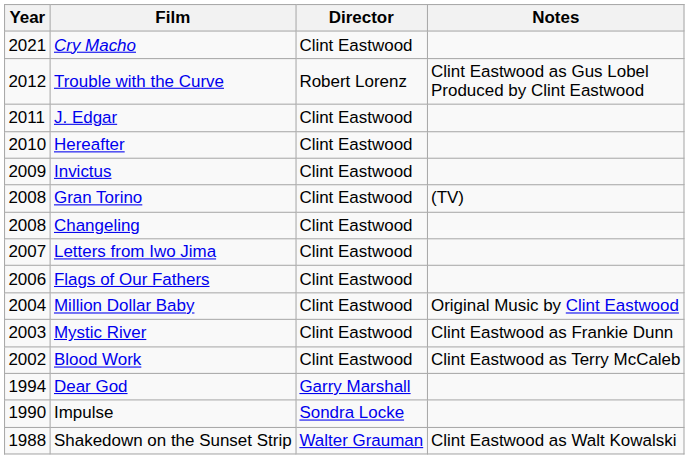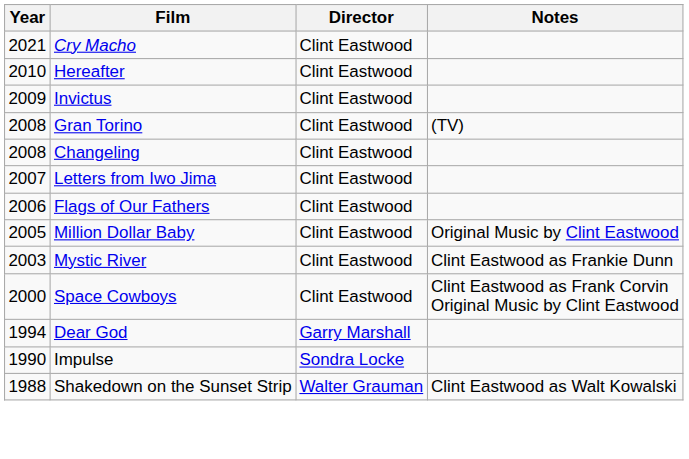- row: (139, 81)
- row: (86, 117)
(27, 306) 2004 -> (27, 233) 2005
- row: (98, 359)
+ row: (115, 296)
